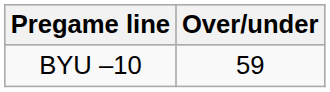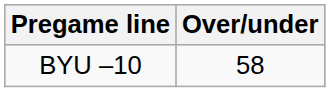(250, 65) 59 -> (250, 65) 58
